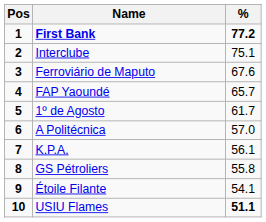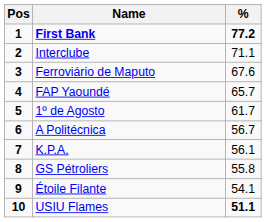(243, 53) 75.1 -> (243, 53) 71.1
(243, 131) 57.0 -> (243, 131) 56.7
